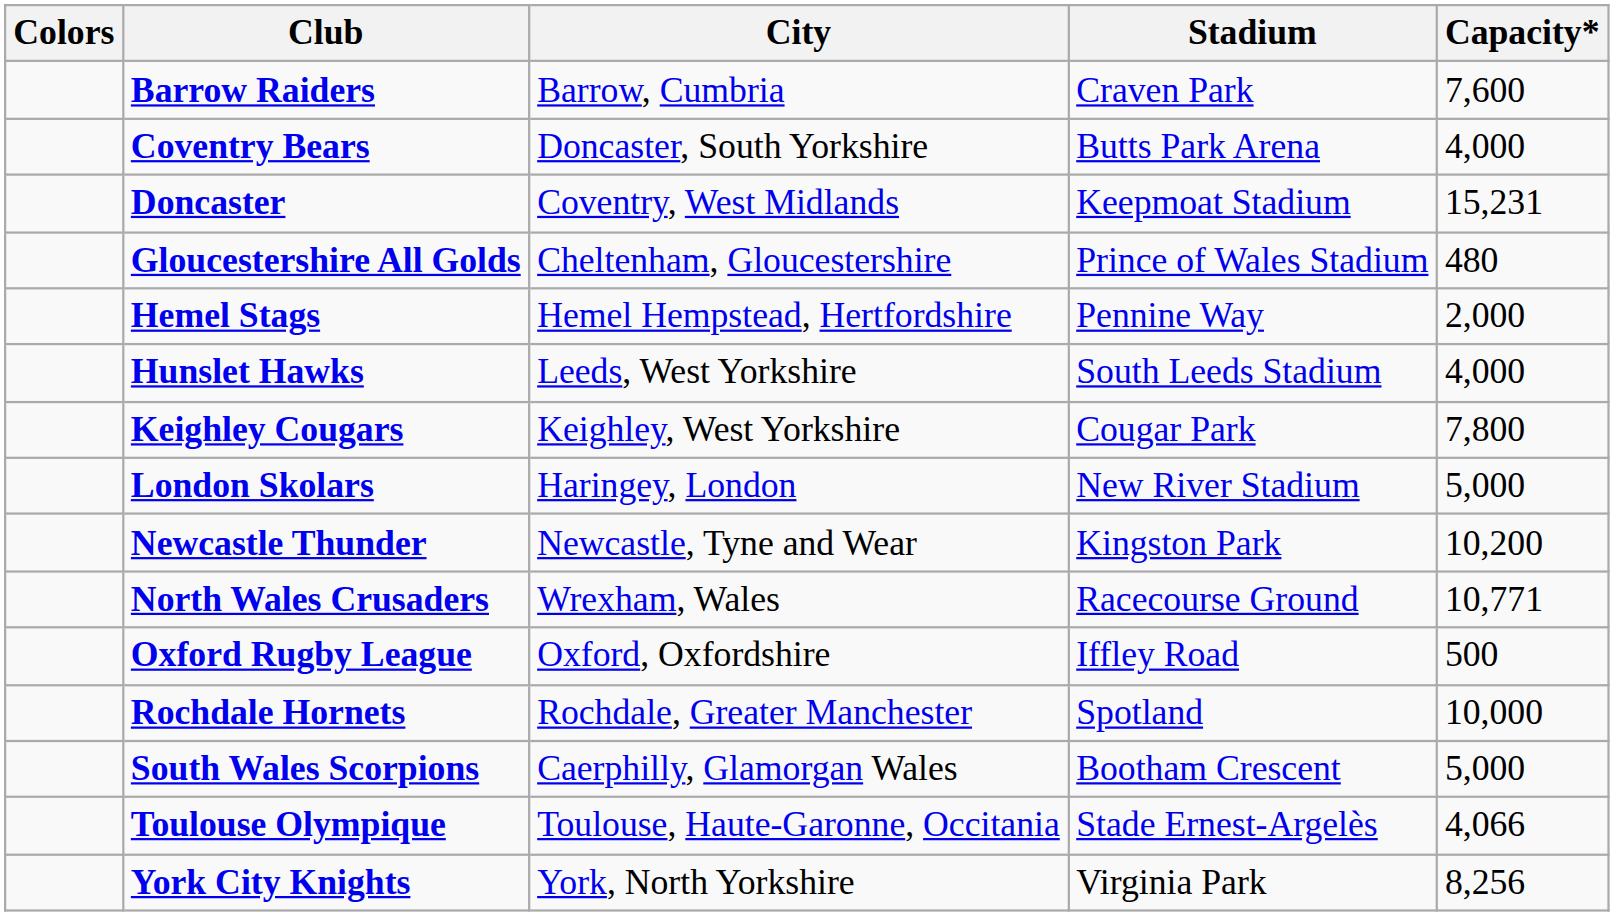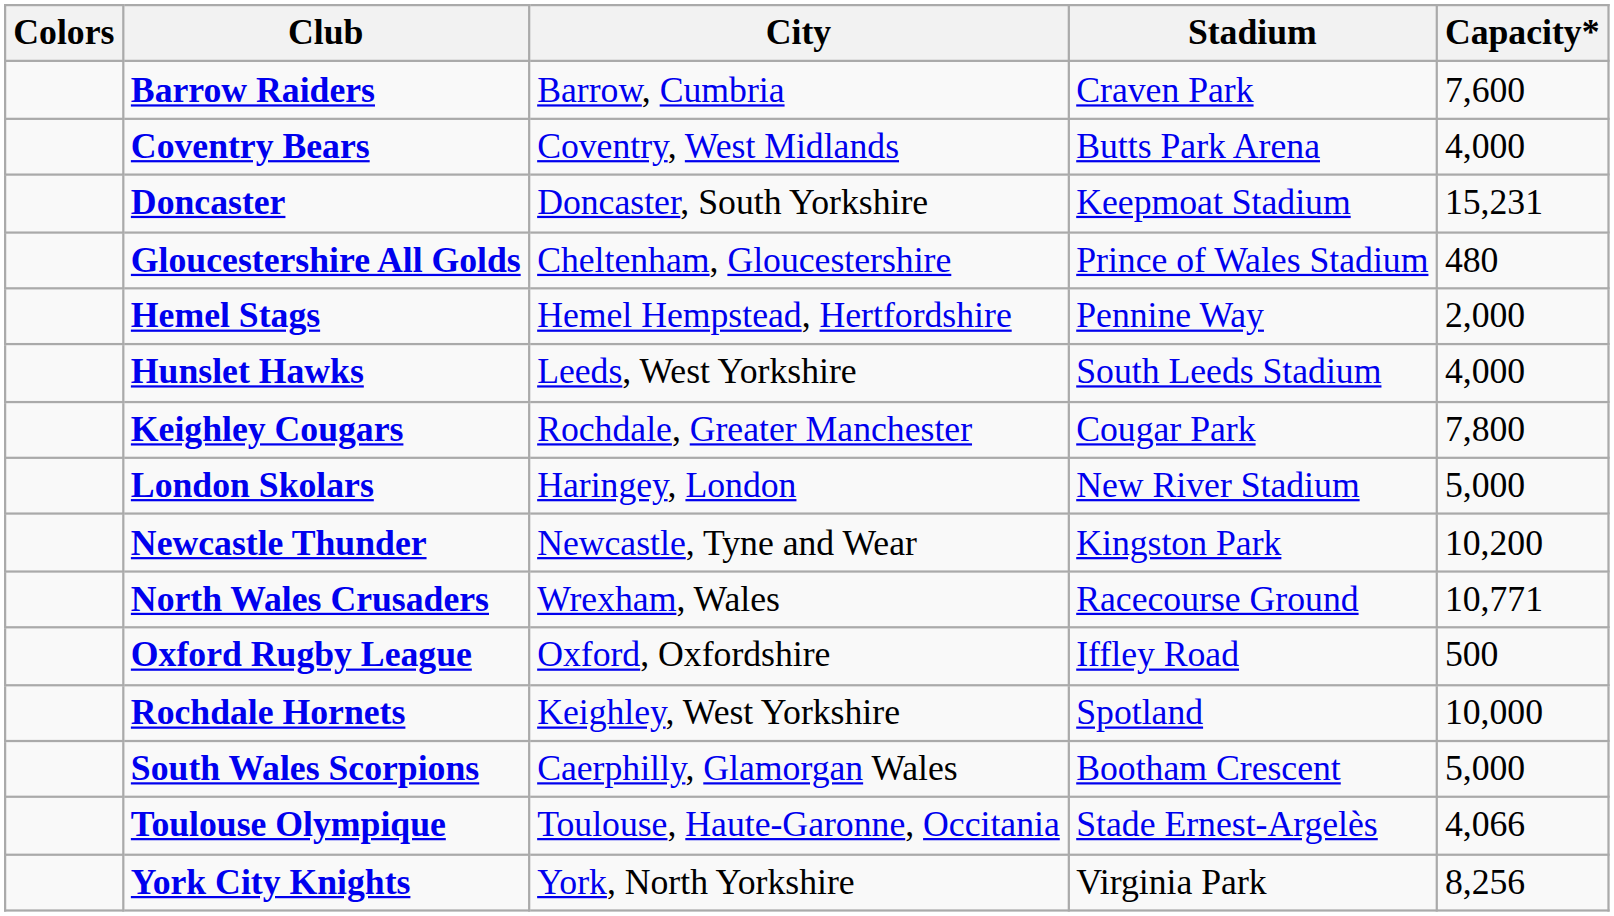(733, 145) Doncaster, South Yorkshire -> (718, 145) Coventry, West Midlands
(718, 202) Coventry, West Midlands -> (733, 202) Doncaster, South Yorkshire
(719, 428) Keighley, West Yorkshire -> (755, 428) Rochdale, Greater Manchester
(755, 711) Rochdale, Greater Manchester -> (719, 711) Keighley, West Yorkshire
